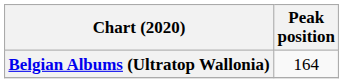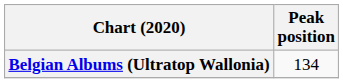(306, 63) 164 -> (306, 63) 134
